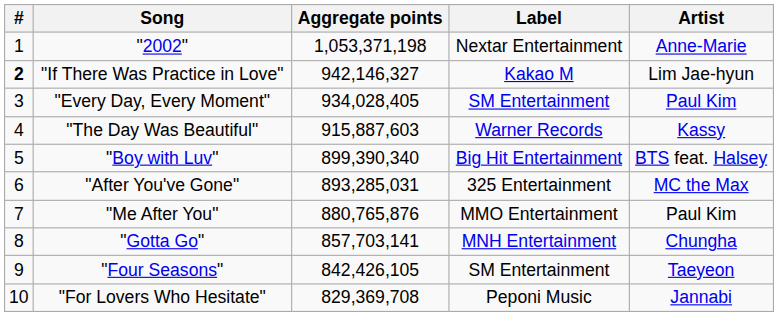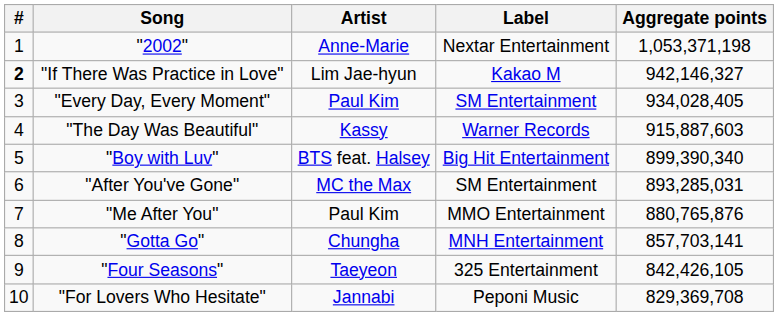columns swapped: (701, 18) <-> (370, 18)
(539, 185) 325 Entertainment -> (526, 185) SM Entertainment
(539, 269) SM Entertainment -> (526, 269) 325 Entertainment
